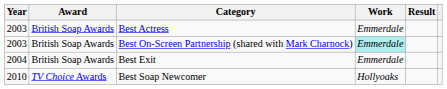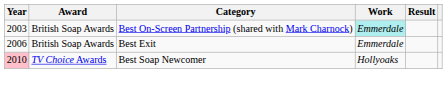- row: (144, 28)
(17, 60) 2004 -> (17, 44) 2006
(17, 76) no background -> (17, 60) pink background
